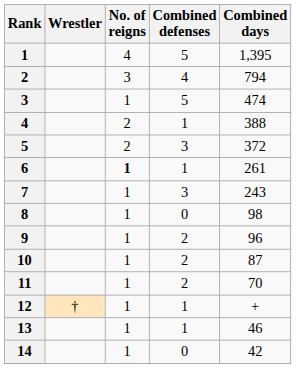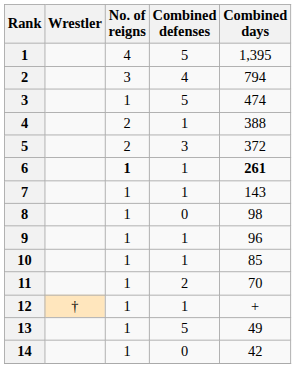(255, 169) normal -> (255, 169) bold
(184, 191) 3 -> (184, 191) 1
(255, 191) 243 -> (255, 191) 143
(184, 237) 2 -> (184, 237) 1
(184, 260) 2 -> (184, 260) 1
(255, 260) 87 -> (255, 260) 85
(184, 329) 1 -> (184, 329) 5
(255, 329) 46 -> (255, 329) 49
